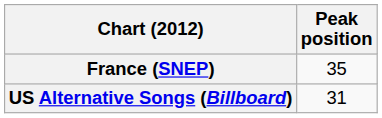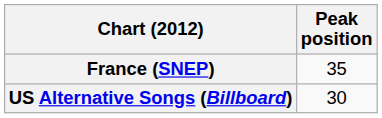(337, 98) 31 -> (337, 98) 30
